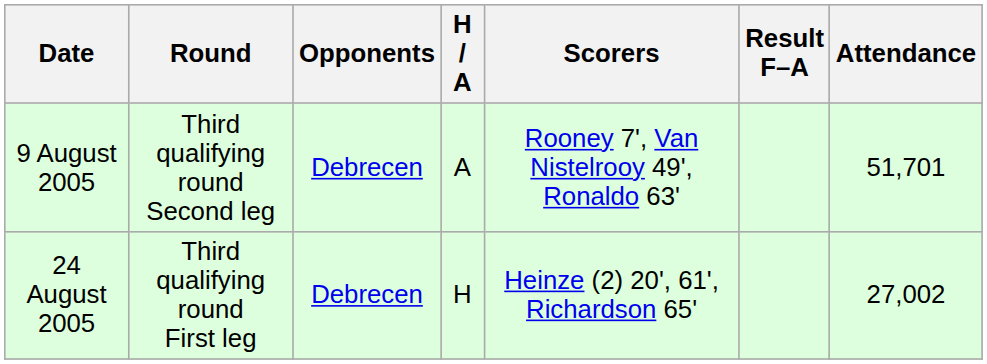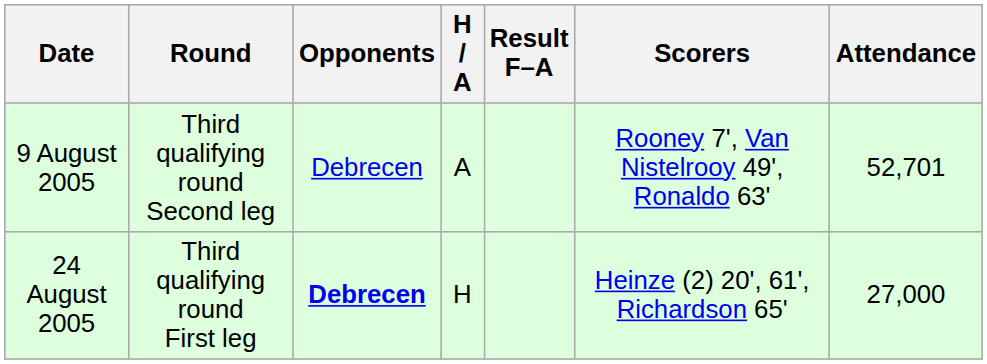columns swapped: (785, 53) <-> (612, 53)
(906, 167) 51,701 -> (906, 167) 52,701
(367, 295) normal -> (367, 295) bold
(906, 295) 27,002 -> (906, 295) 27,000
